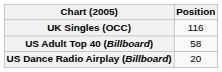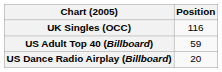(196, 43) 58 -> (196, 43) 59
